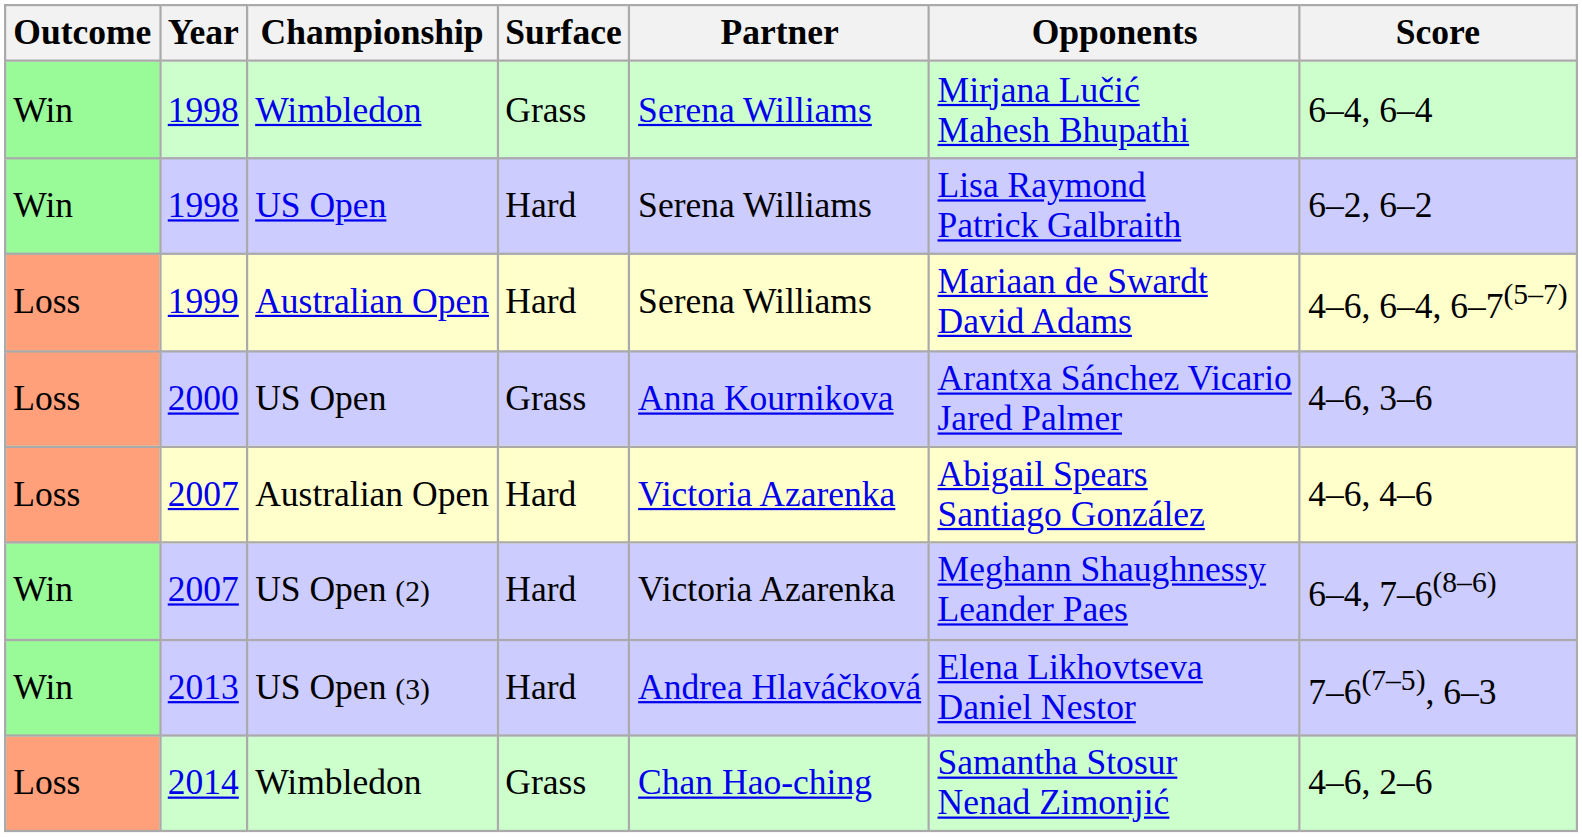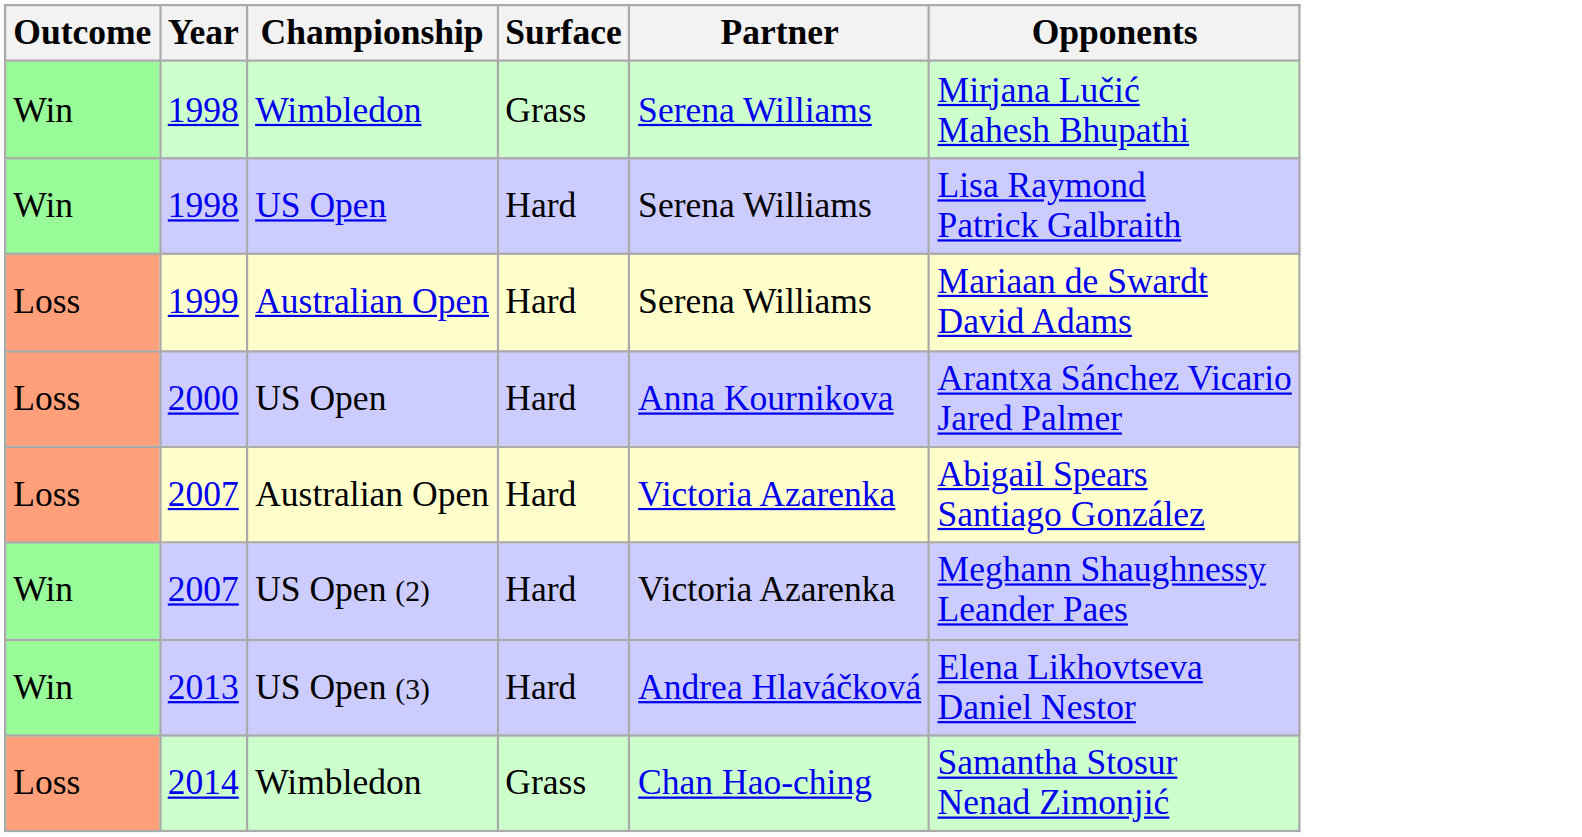- column: (1438, 32)
(546, 397) Grass -> (541, 397) Hard
